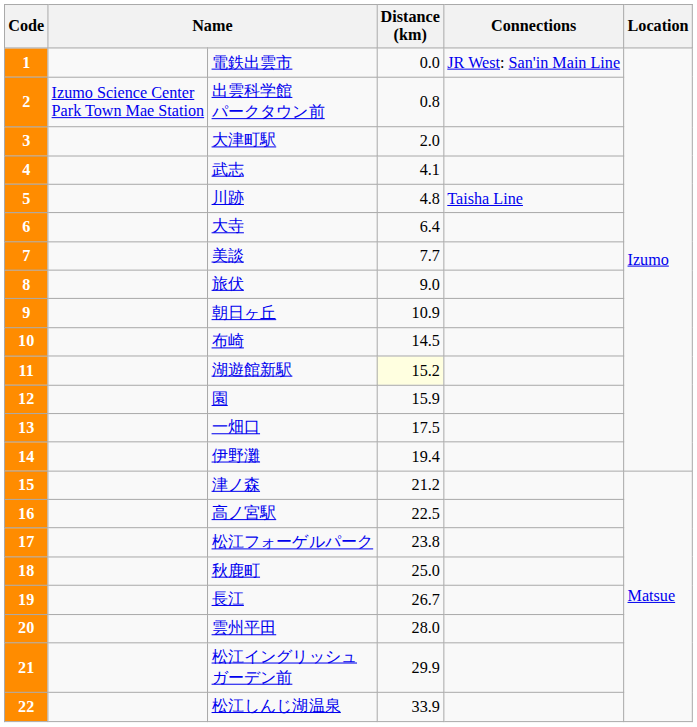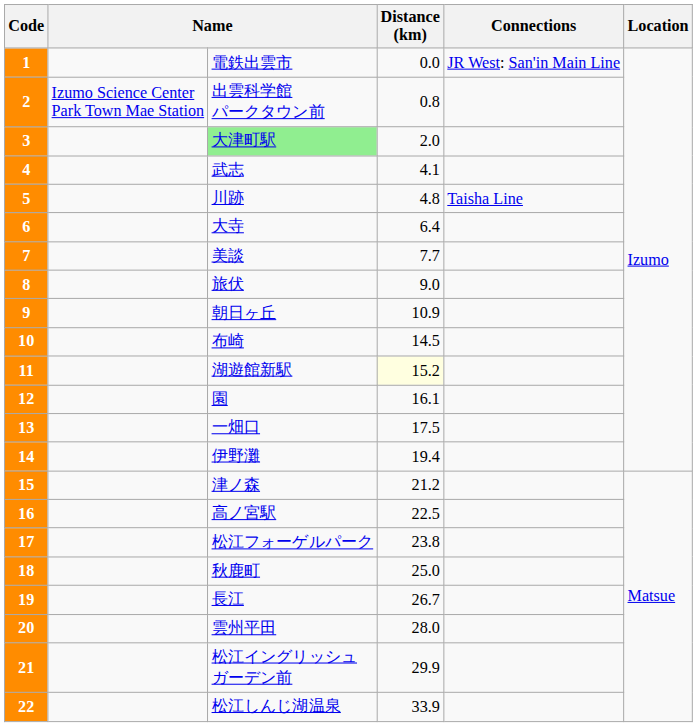(244, 140) no background -> (244, 140) lightgreen background
(426, 399) 15.9 -> (426, 399) 16.1
